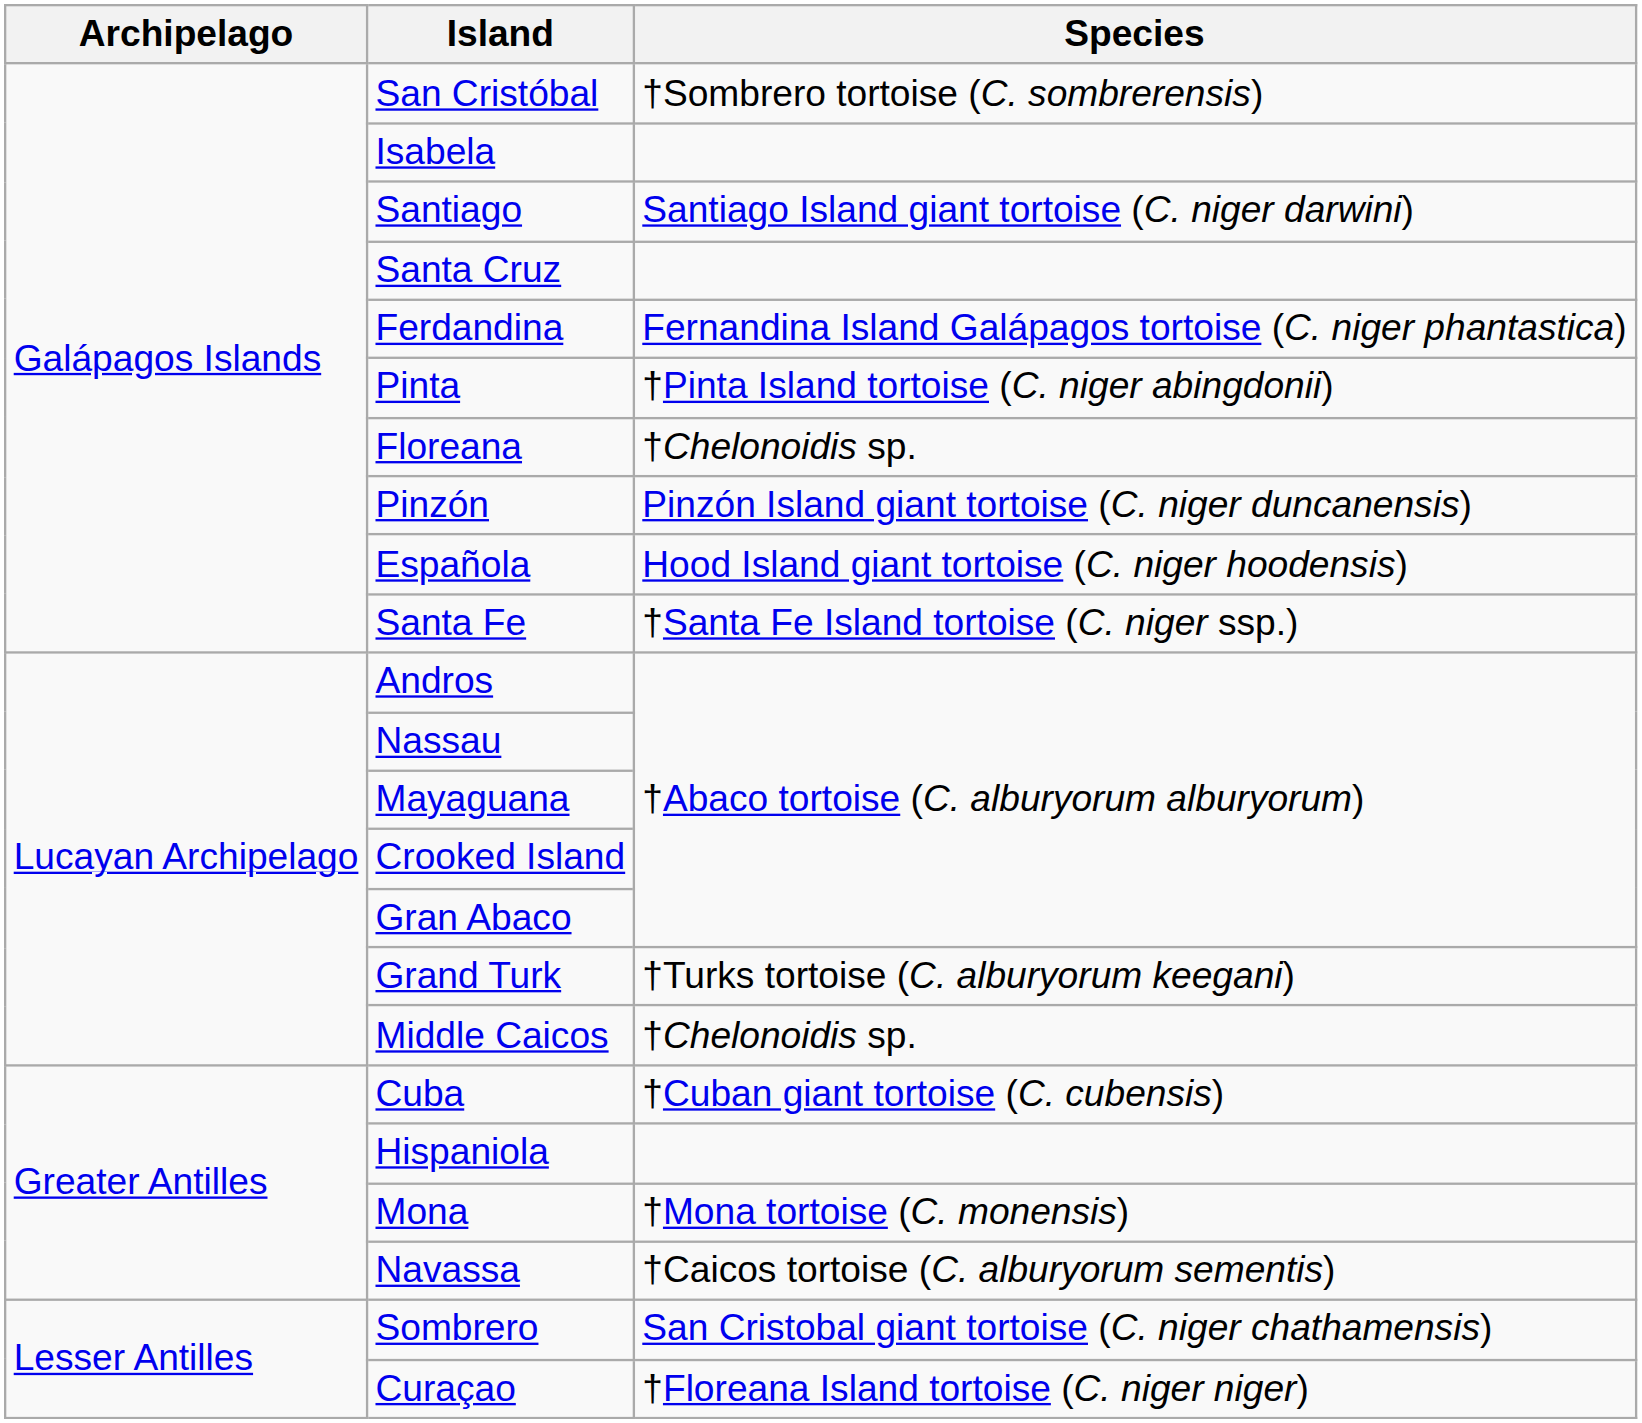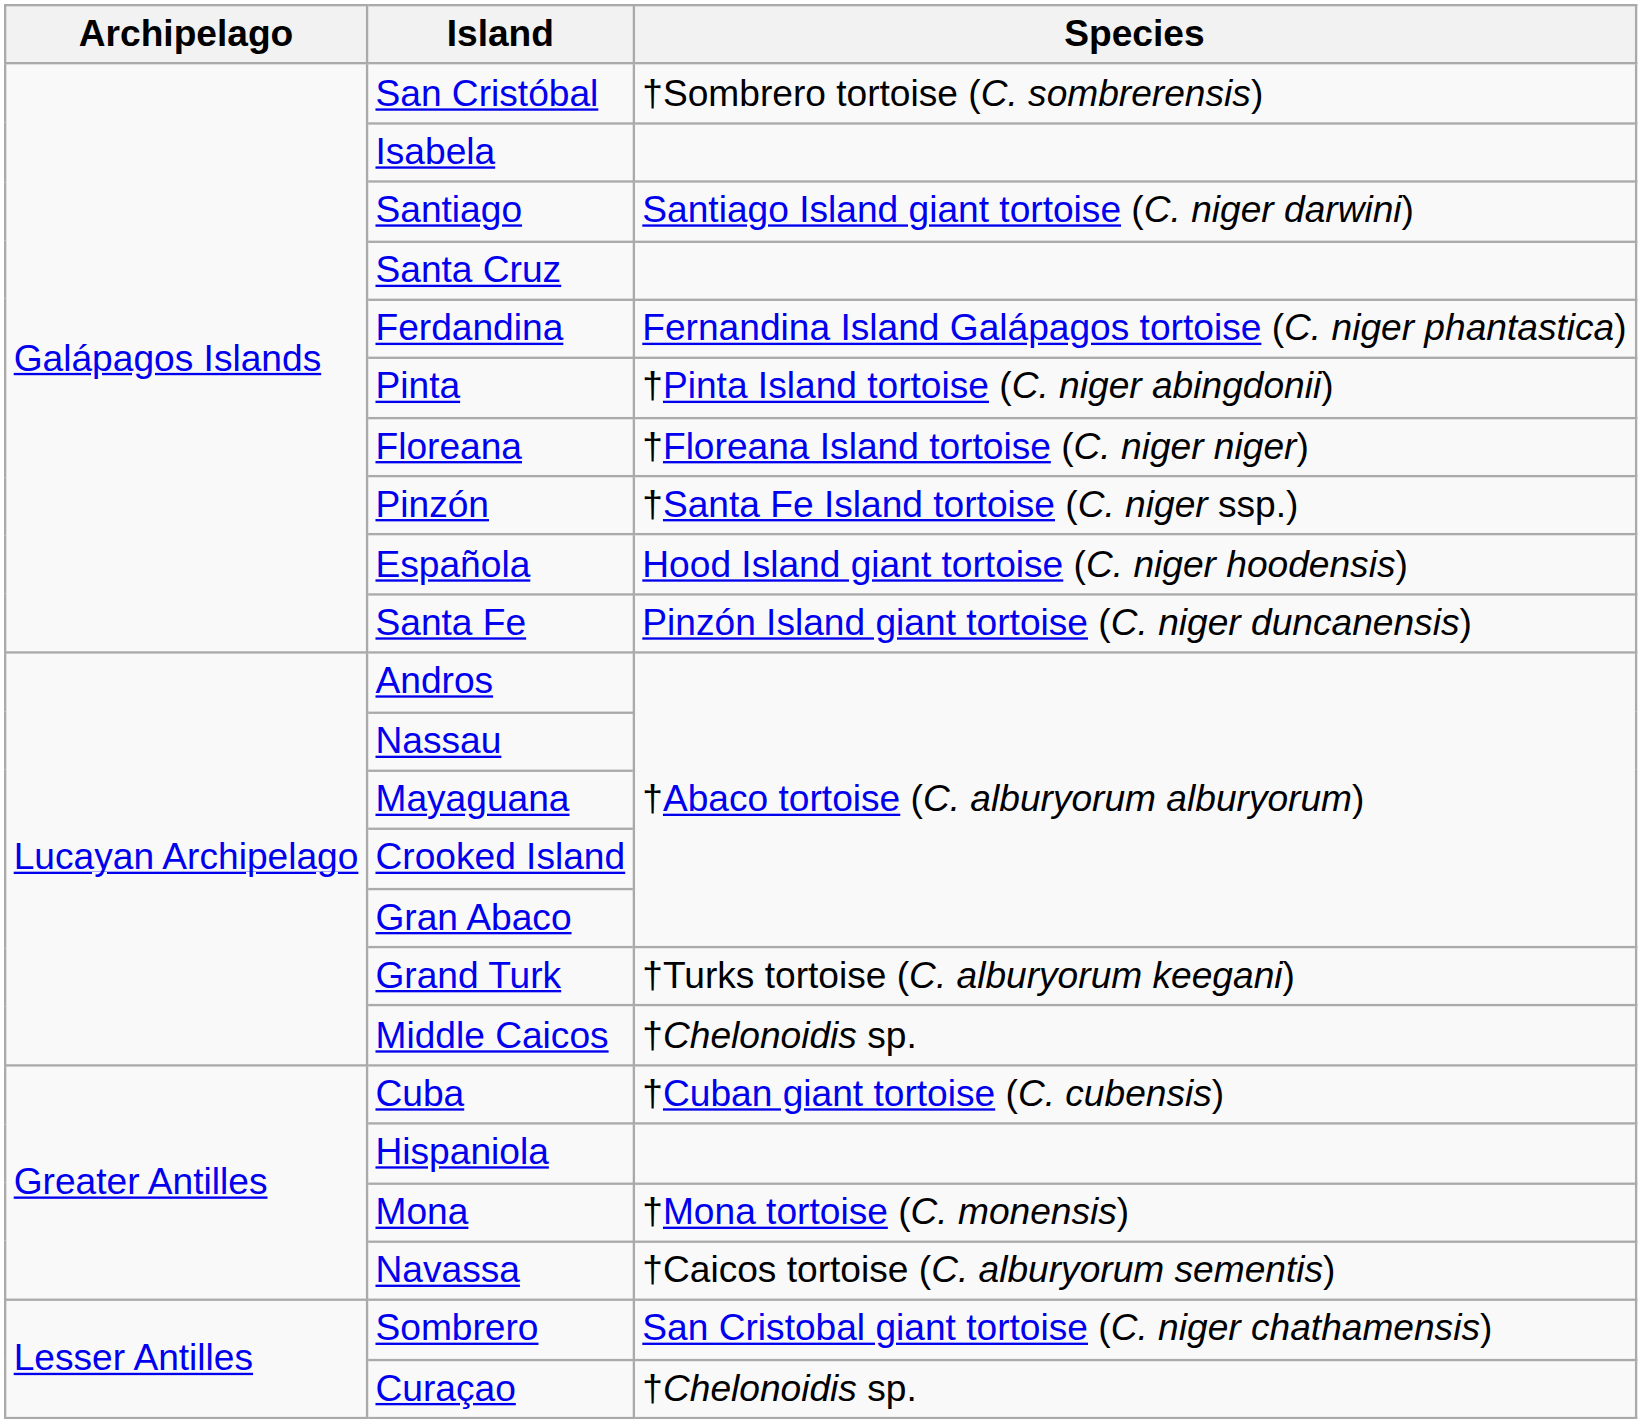(780, 446) †Chelonoidis sp. -> (976, 446) †Floreana Island tortoise (C. niger niger)
(1057, 504) Pinzón Island giant tortoise (C. niger duncanensis) -> (970, 504) †Santa Fe Island tortoise (C. niger ssp.)
(970, 622) †Santa Fe Island tortoise (C. niger ssp.) -> (1057, 622) Pinzón Island giant tortoise (C. niger duncanensis)
(976, 1387) †Floreana Island tortoise (C. niger niger) -> (780, 1387) †Chelonoidis sp.
